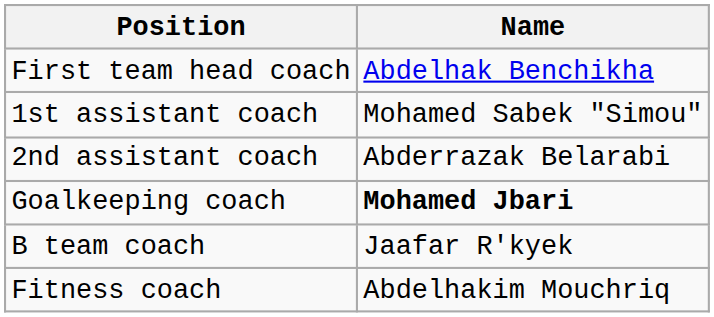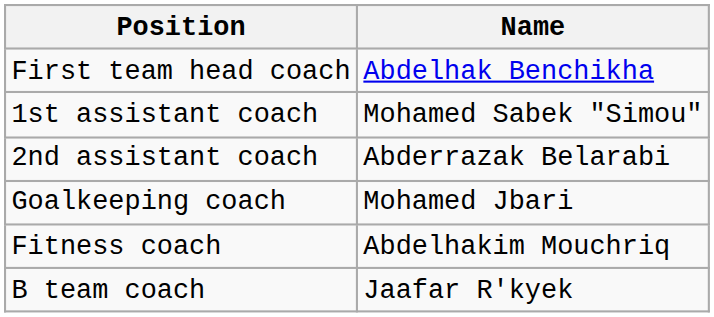(468, 202) bold -> (468, 202) normal
rows swapped: (116, 290) <-> (108, 246)
